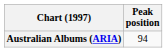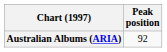(143, 39) 94 -> (143, 39) 92
